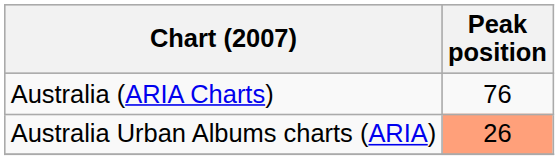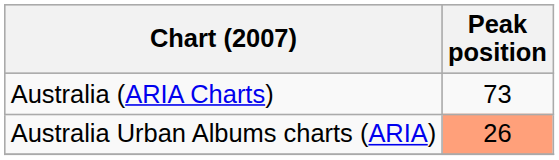(497, 93) 76 -> (497, 93) 73
